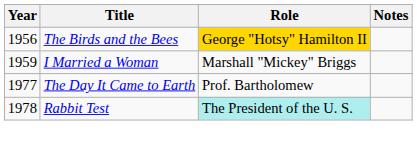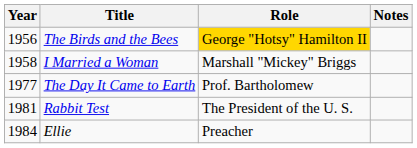(22, 62) 1959 -> (22, 62) 1958
(22, 108) 1978 -> (22, 108) 1981
(277, 108) paleturquoise background -> (277, 108) no background
+ row: (57, 131)
